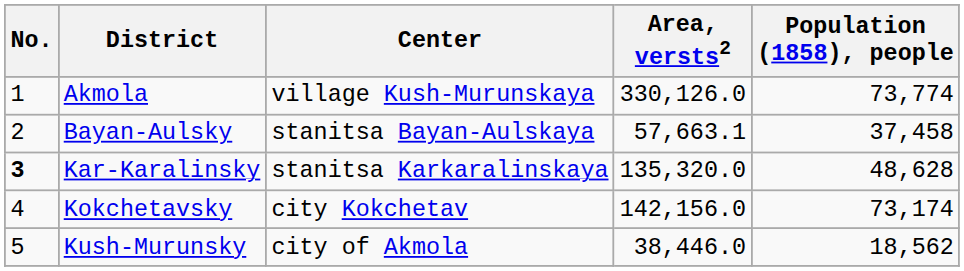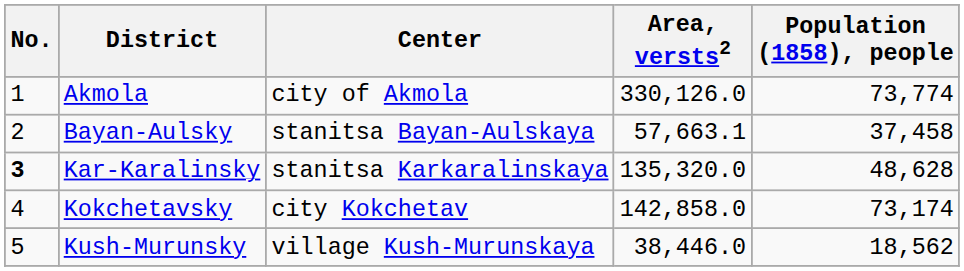(433, 95) village Kush-Murunskaya -> (370, 95) city of Akmola
(683, 210) 142,156.0 -> (683, 210) 142,858.0
(370, 248) city of Akmola -> (433, 248) village Kush-Murunskaya
